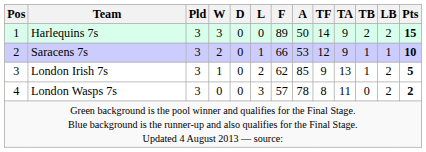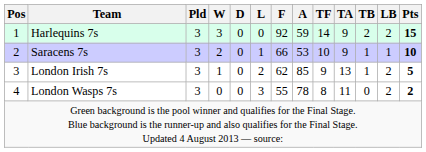(282, 33) 89 -> (282, 33) 92
(303, 33) 50 -> (303, 33) 59
(324, 52) 12 -> (324, 52) 10
(282, 91) 57 -> (282, 91) 55
